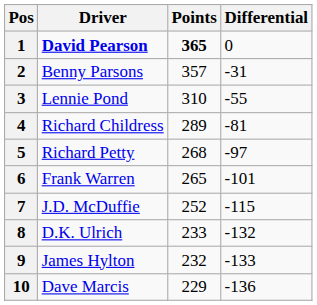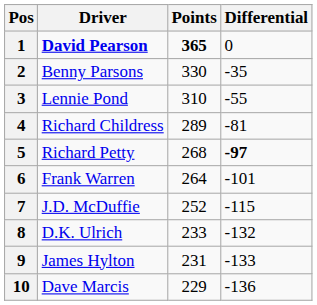(194, 71) 357 -> (194, 71) 330
(236, 71) -31 -> (236, 71) -35
(236, 152) normal -> (236, 152) bold
(194, 179) 265 -> (194, 179) 264
(194, 260) 232 -> (194, 260) 231
